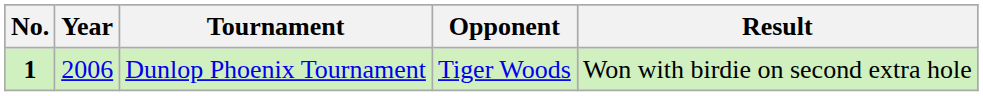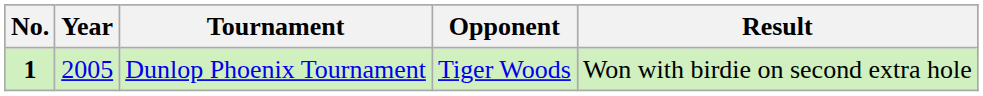(87, 68) 2006 -> (87, 68) 2005
